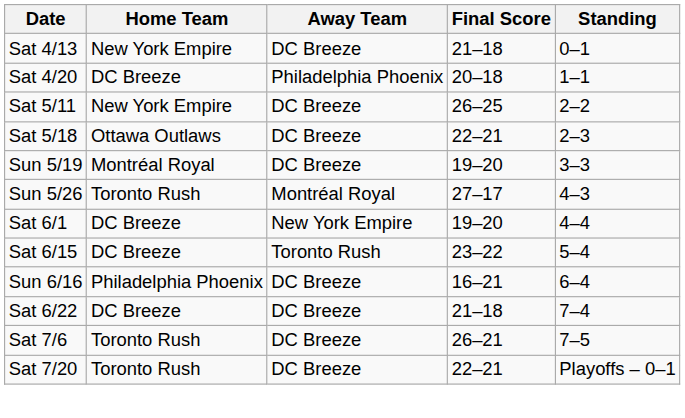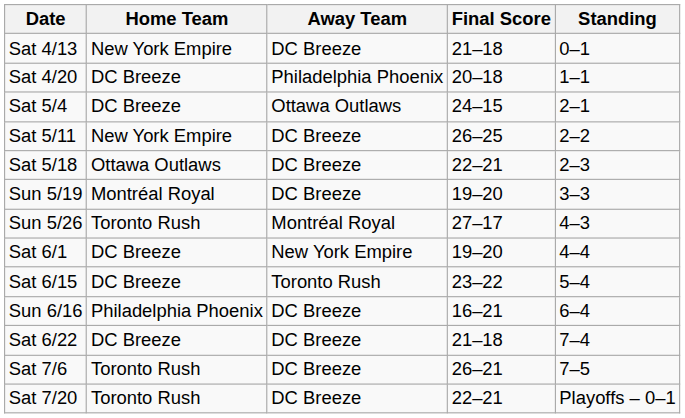+ row: (38, 106)
